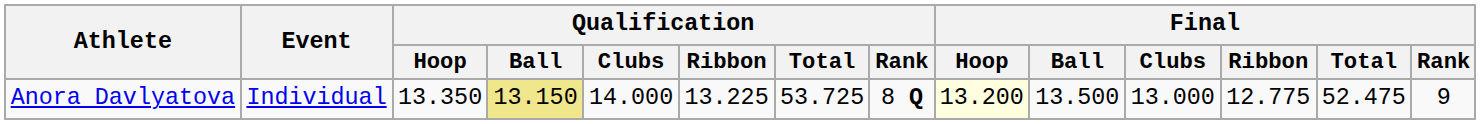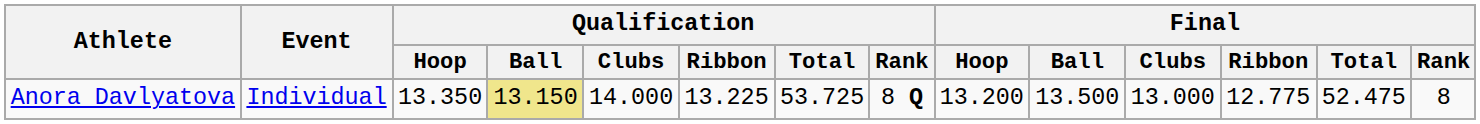(982, 99) lightyellow background -> (982, 99) no background
(1444, 99) 9 -> (1444, 99) 8
